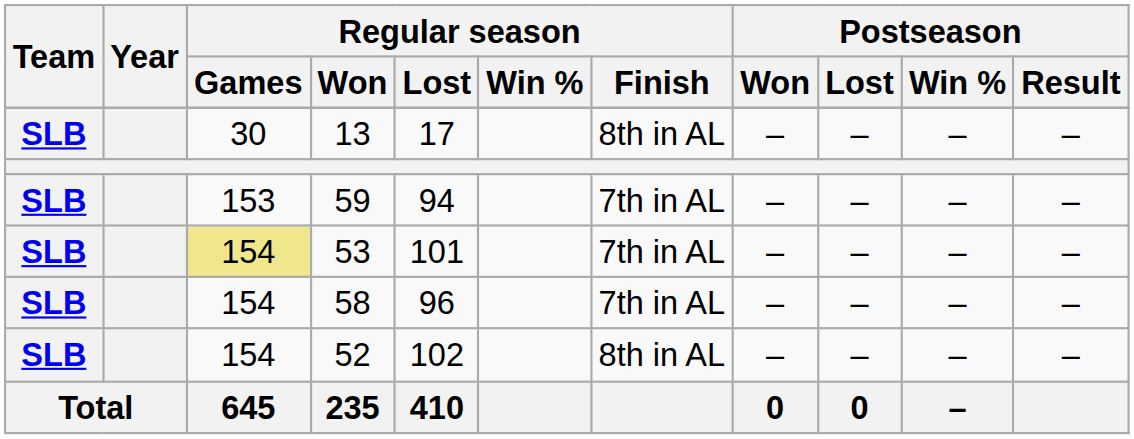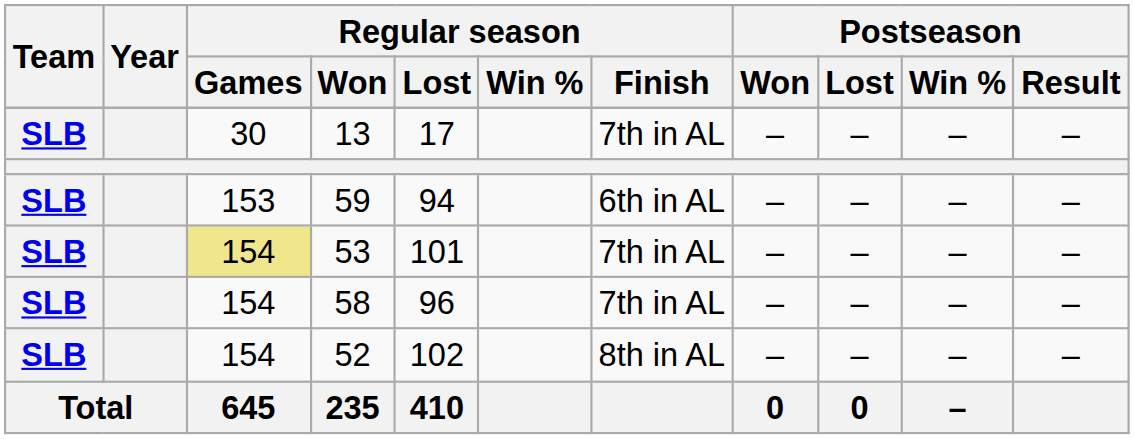(662, 134) 8th in AL -> (662, 134) 7th in AL
(662, 201) 7th in AL -> (662, 201) 6th in AL
